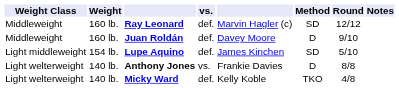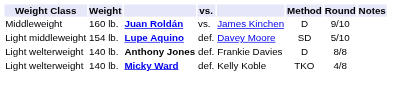- row: (154, 24)
(206, 38) def. -> (204, 24) vs.
(246, 38) Davey Moore -> (251, 24) James Kinchen
(251, 52) James Kinchen -> (246, 38) Davey Moore
(204, 65) vs. -> (206, 52) def.
